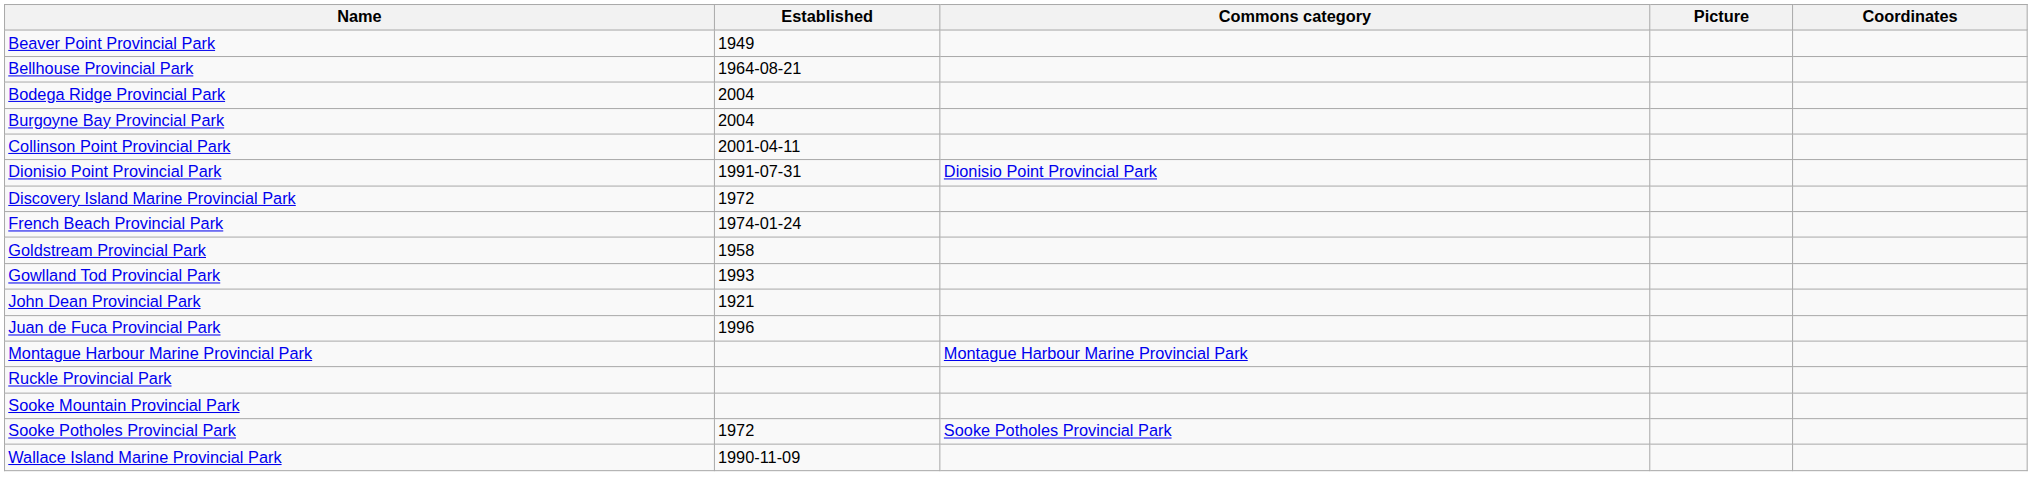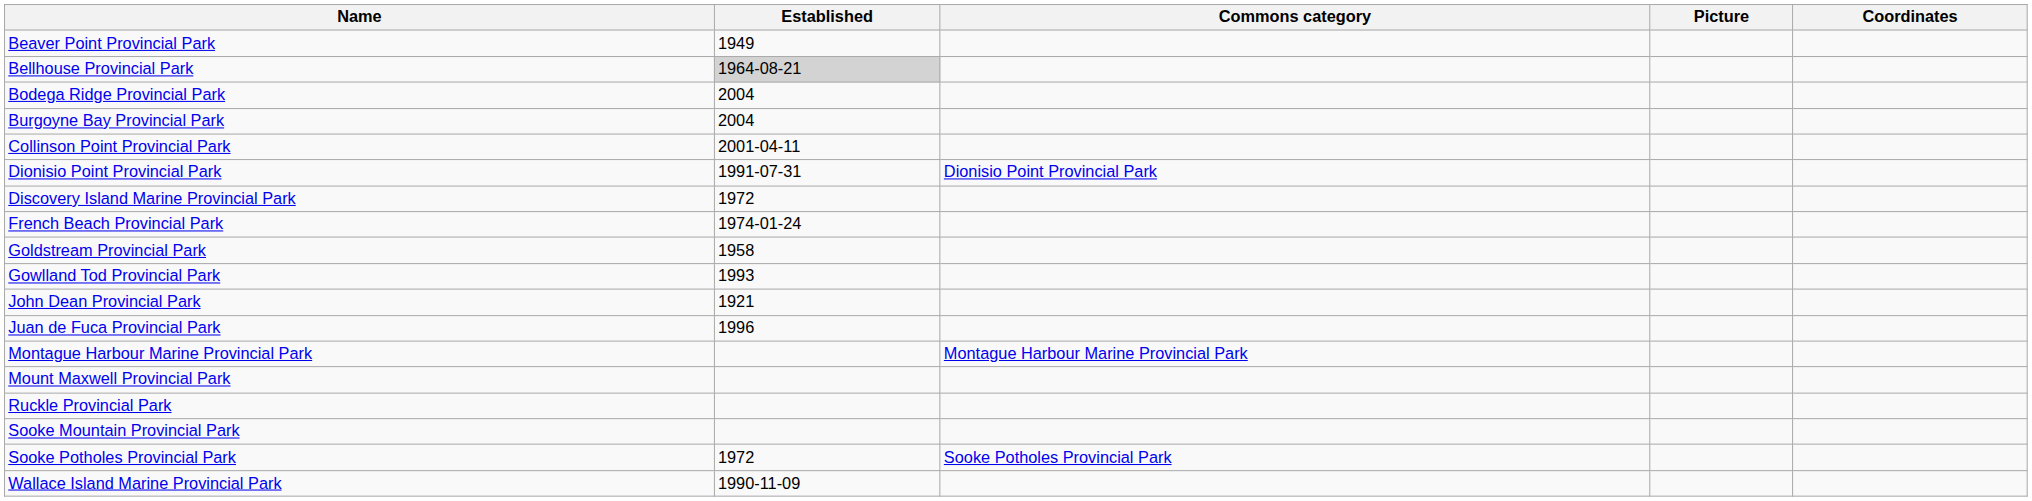(760, 69) no background -> (760, 69) lightgrey background
+ row: (119, 379)
